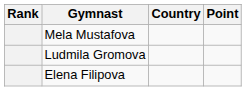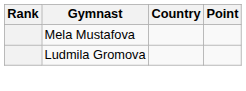- row: (85, 75)
